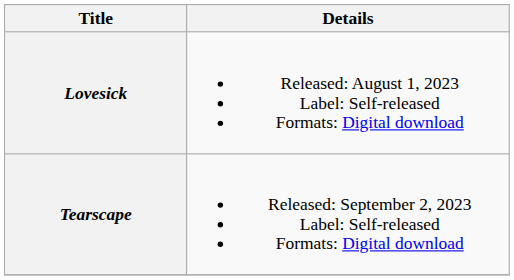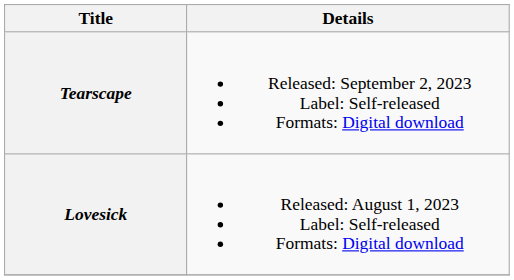rows swapped: (96, 92) <-> (96, 214)
